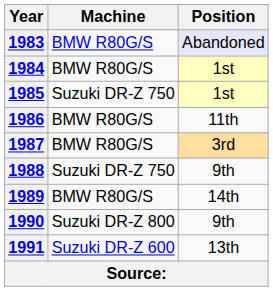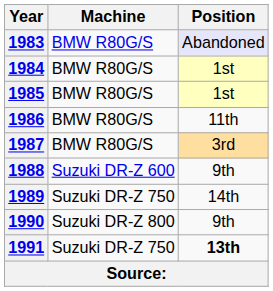(113, 94) Suzuki DR-Z 750 -> (102, 94) BMW R80G/S
(113, 171) Suzuki DR-Z 750 -> (113, 171) Suzuki DR-Z 600
(102, 196) BMW R80G/S -> (113, 196) Suzuki DR-Z 750
(113, 247) Suzuki DR-Z 600 -> (113, 247) Suzuki DR-Z 750
(223, 247) normal -> (223, 247) bold
